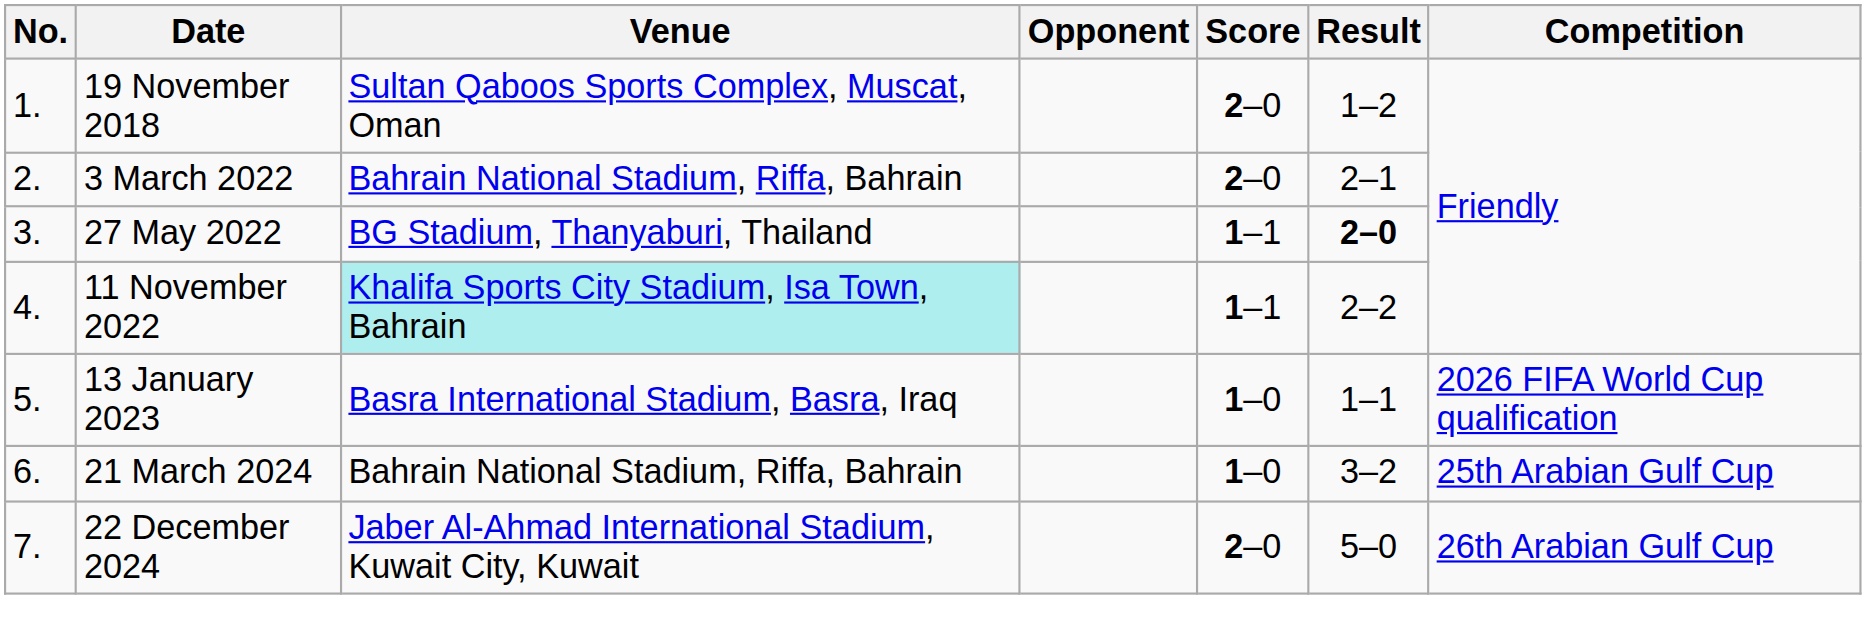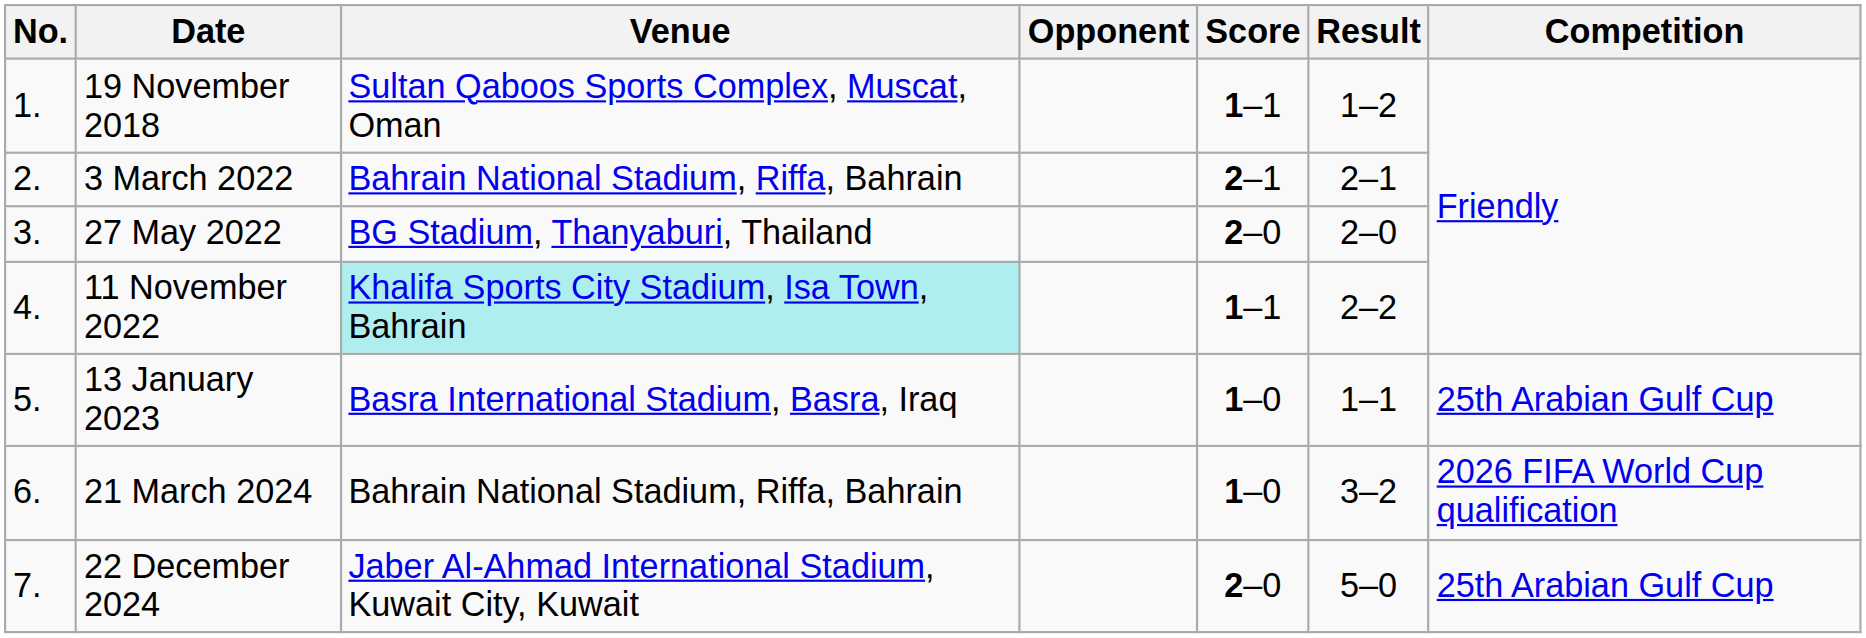(1253, 105) 2–0 -> (1253, 105) 1–1
(1253, 178) 2–0 -> (1253, 178) 2–1
(1253, 233) 1–1 -> (1253, 233) 2–0
(1369, 233) bold -> (1369, 233) normal
(1600, 399) 2026 FIFA World Cup qualification -> (1605, 399) 25th Arabian Gulf Cup
(1605, 473) 25th Arabian Gulf Cup -> (1600, 492) 2026 FIFA World Cup qualification
(1605, 546) 26th Arabian Gulf Cup -> (1605, 585) 25th Arabian Gulf Cup
